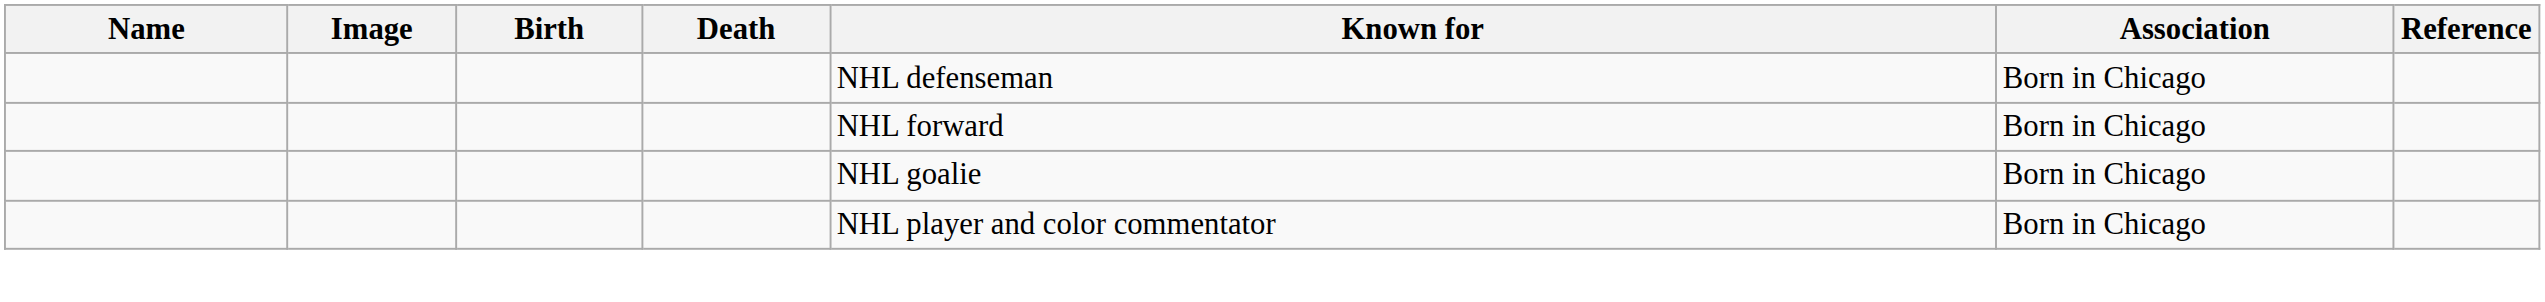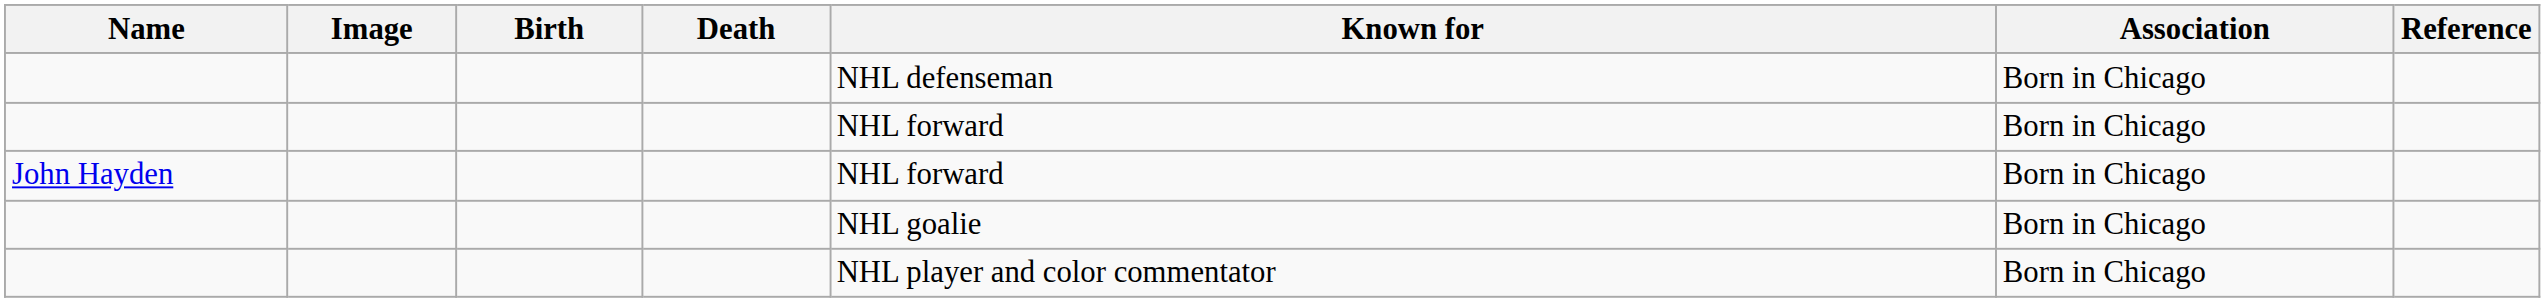+ row: (93, 175)
